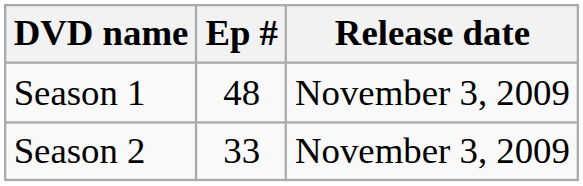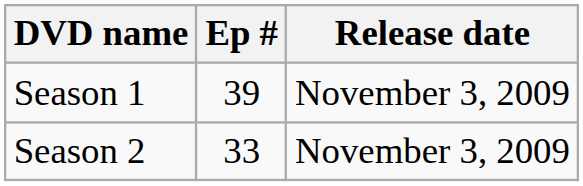(242, 92) 48 -> (242, 92) 39
